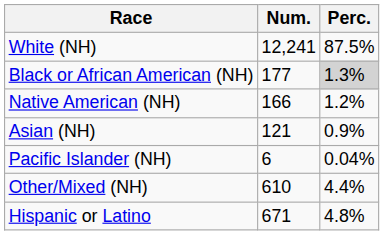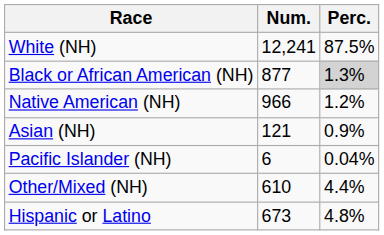(276, 74) 177 -> (276, 74) 877
(276, 103) 166 -> (276, 103) 966
(276, 215) 671 -> (276, 215) 673
